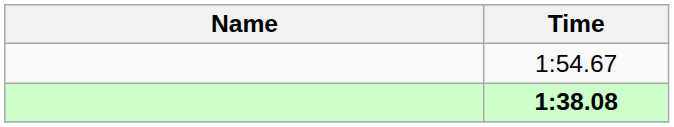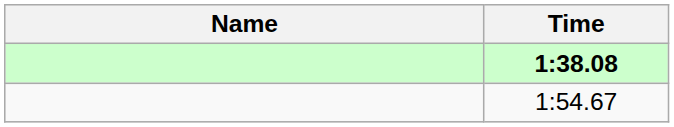rows swapped: (576, 102) <-> (576, 63)
